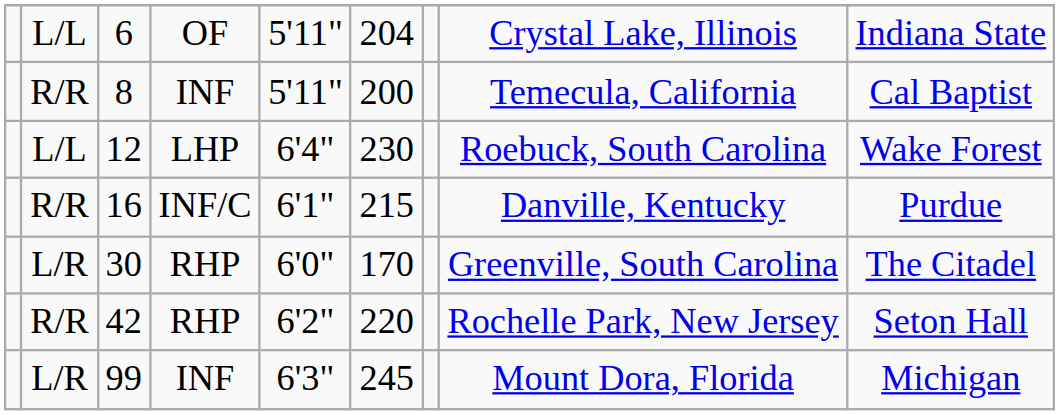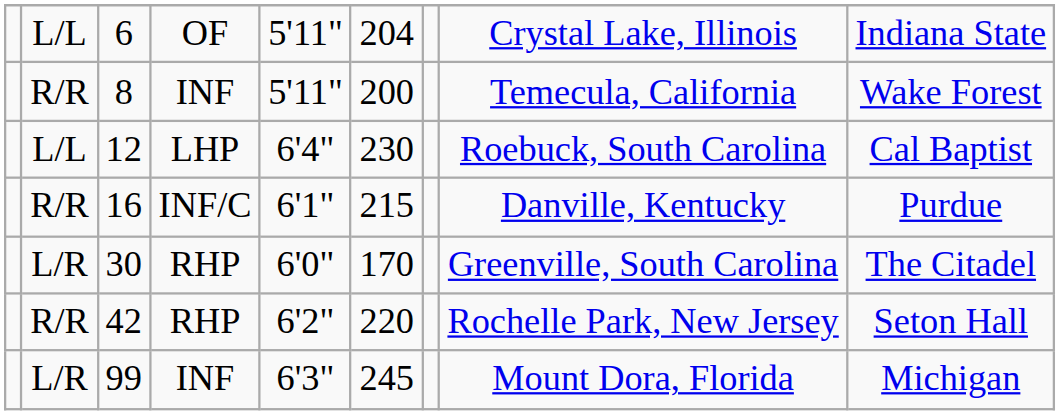(951, 90) Cal Baptist -> (951, 90) Wake Forest
(951, 148) Wake Forest -> (951, 148) Cal Baptist
